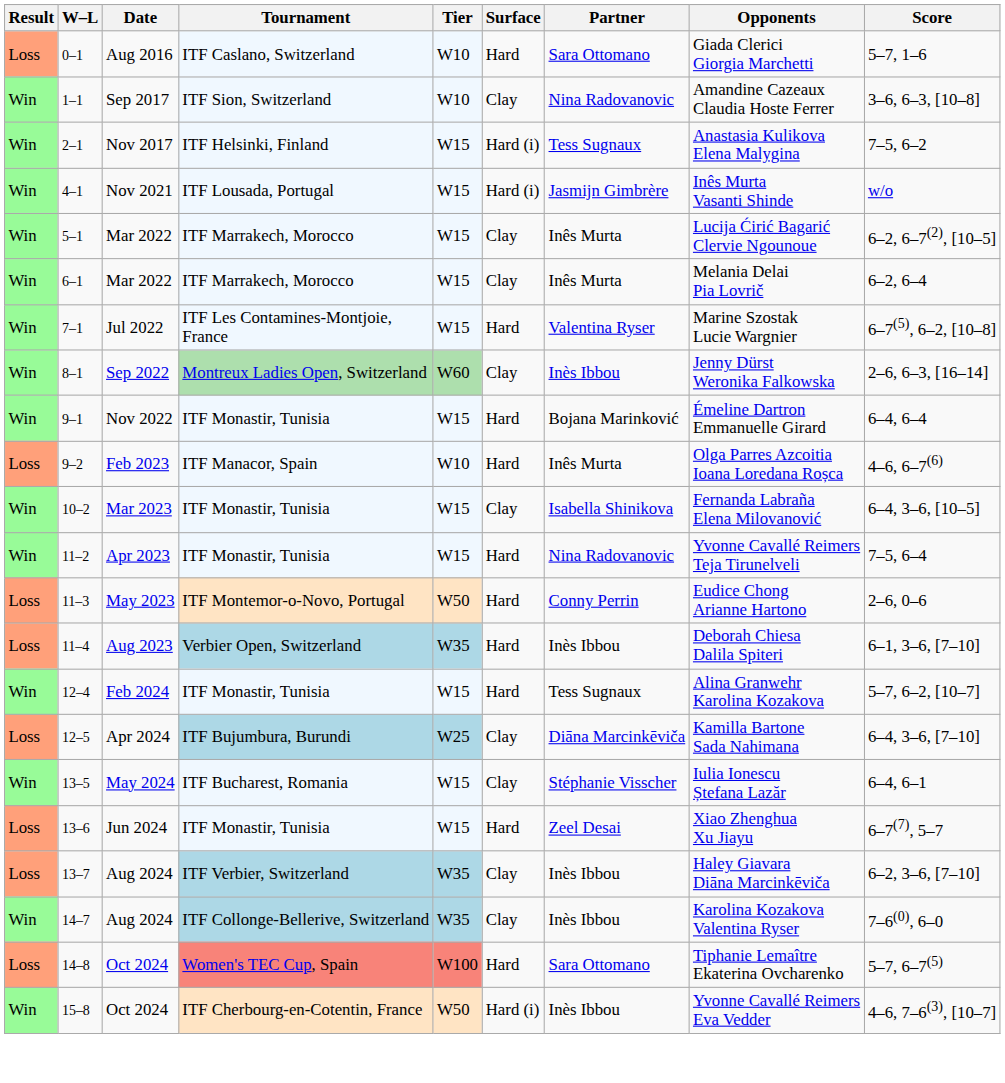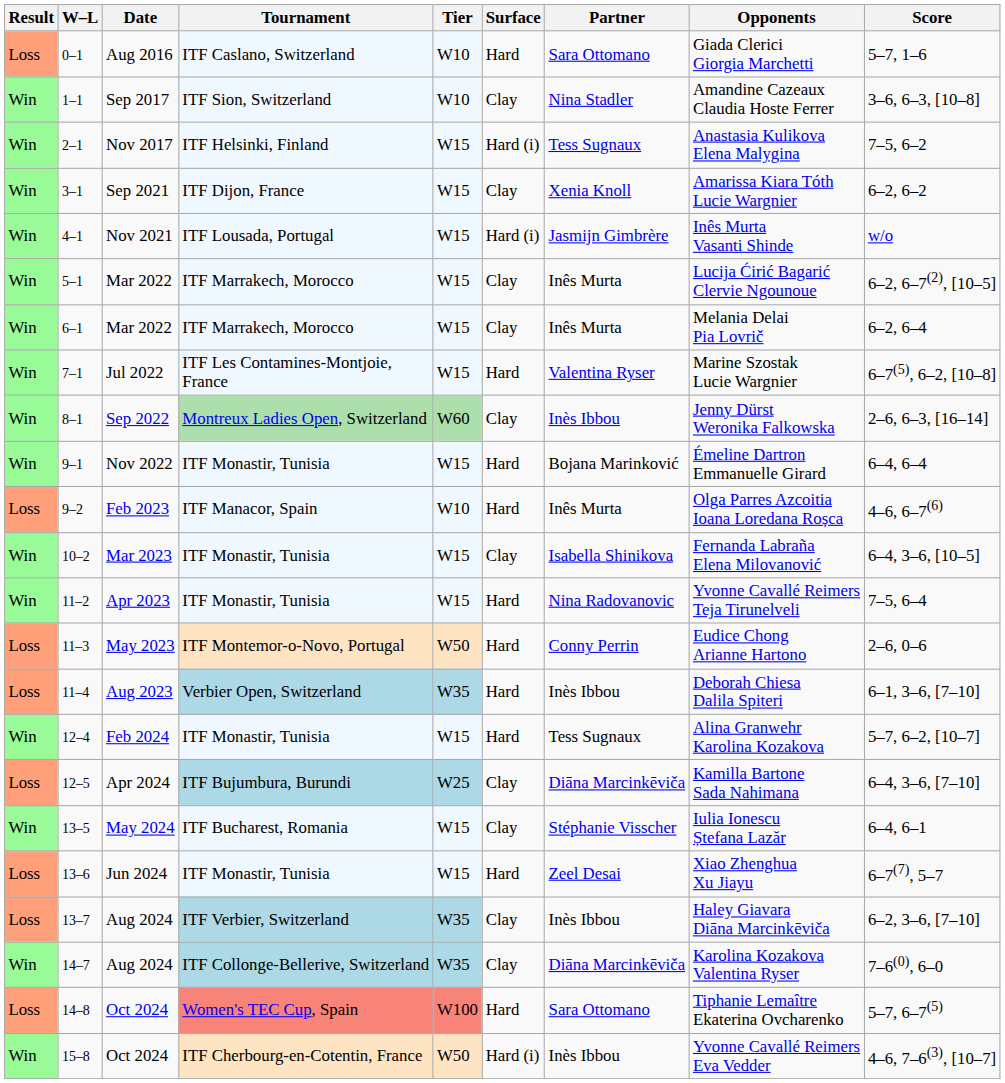(611, 99) Nina Radovanovic -> (591, 99) Nina Stadler
+ row: (72, 191)
(584, 919) Inès Ibbou -> (617, 964) Diāna Marcinkēviča
